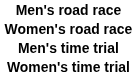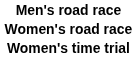- row: (68, 48)
